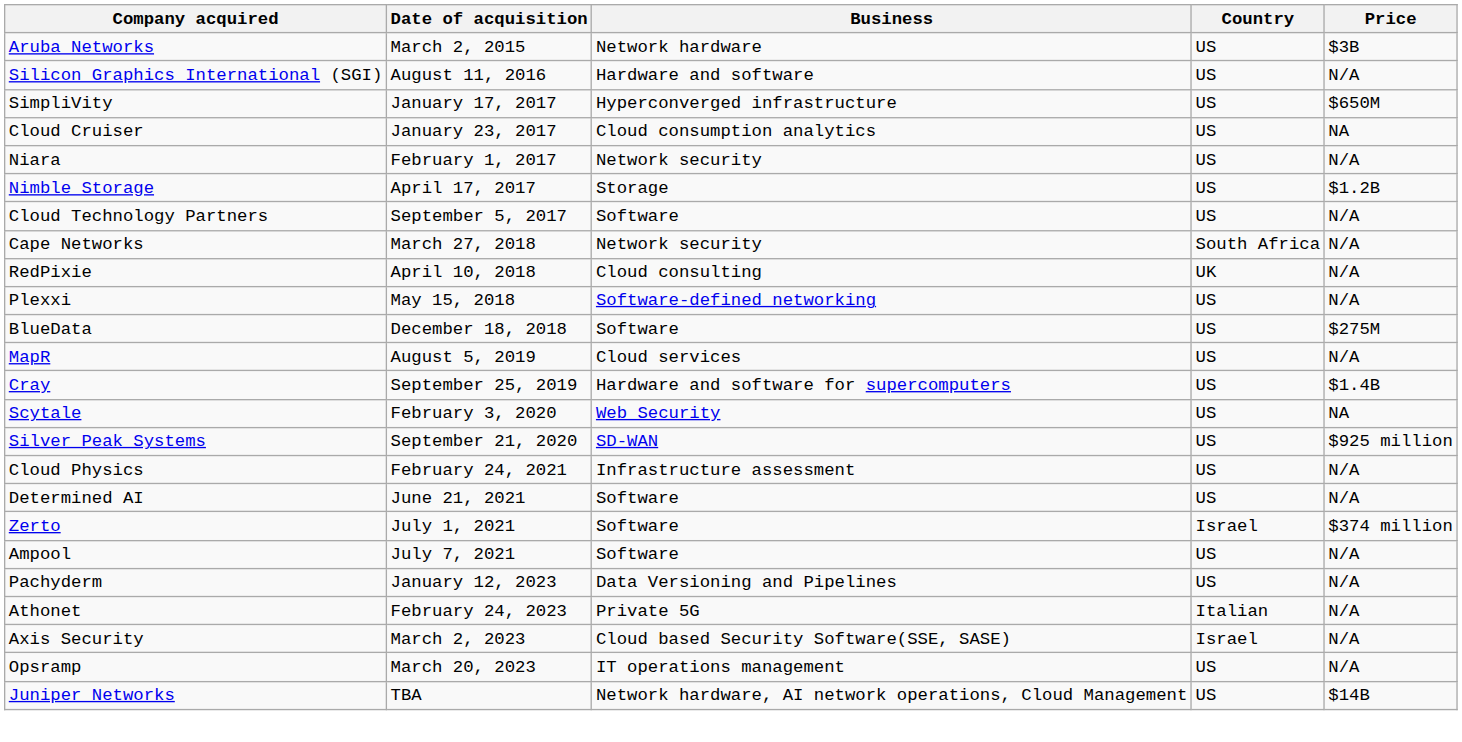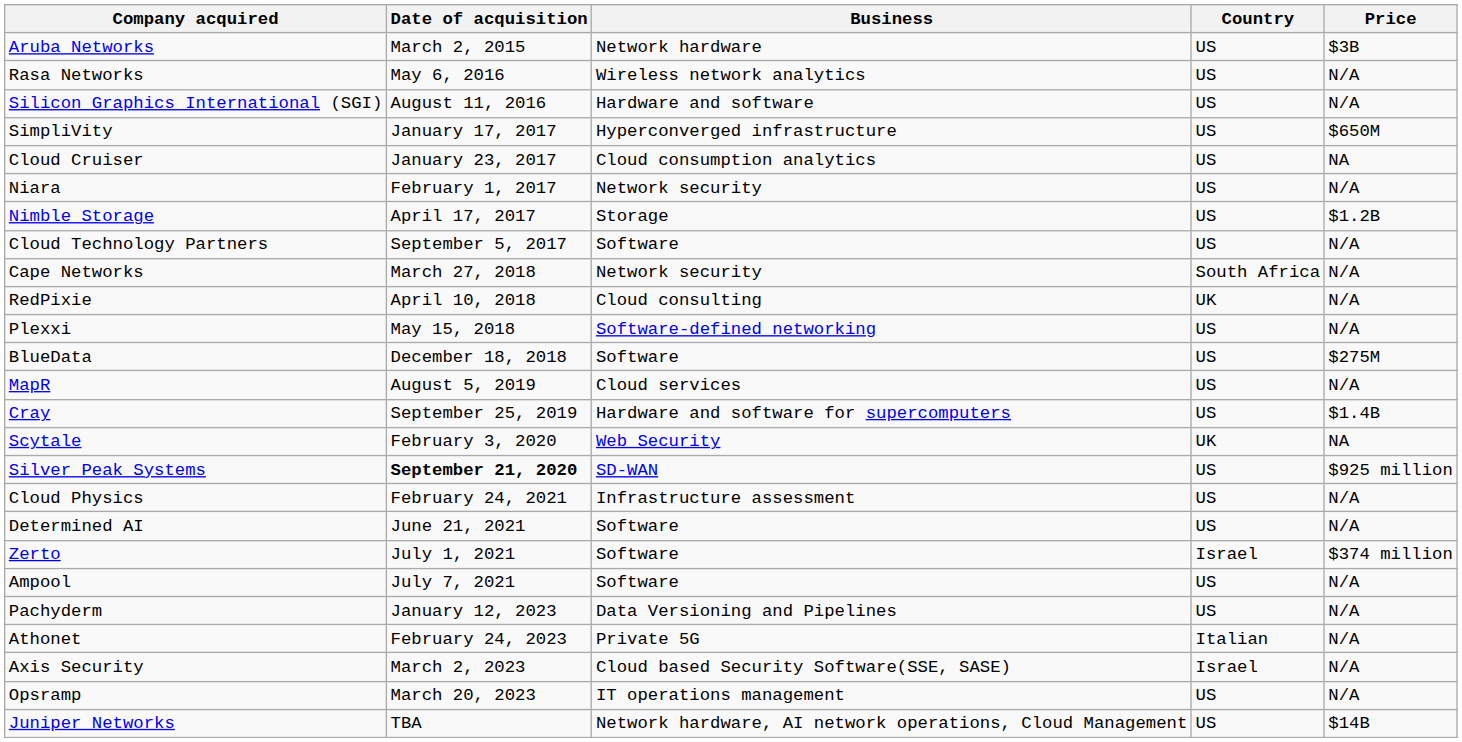+ row: (76, 75)
(1206, 413) US -> (1206, 441) UK
(484, 441) normal -> (484, 470) bold
